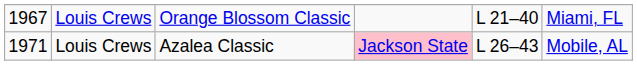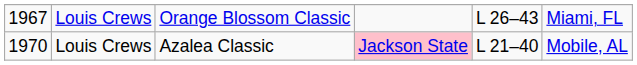(507, 18) L 21–40 -> (507, 18) L 26–43
(28, 45) 1971 -> (28, 45) 1970
(507, 45) L 26–43 -> (507, 45) L 21–40
